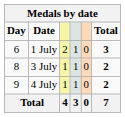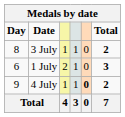rows swapped: (44, 48) <-> (44, 66)
(86, 84) normal -> (86, 84) bold
